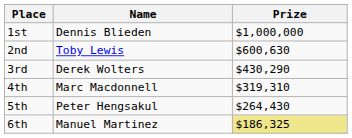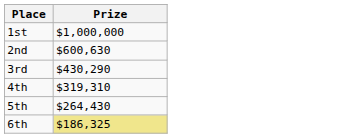- column: (143, 14)
